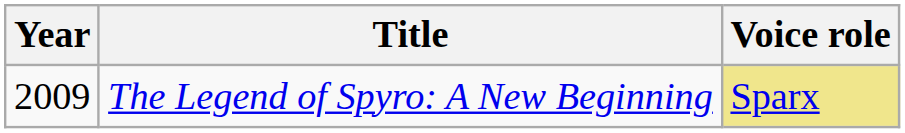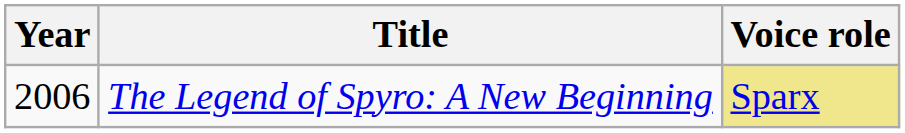(52, 95) 2009 -> (52, 95) 2006
